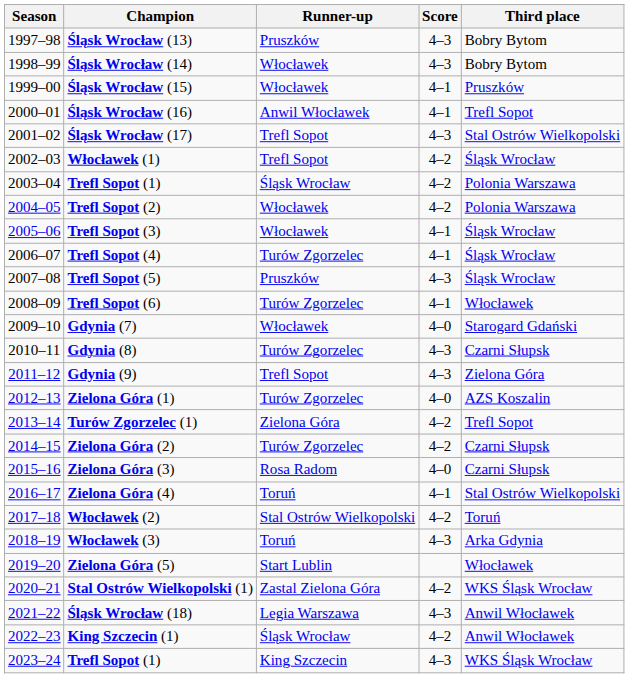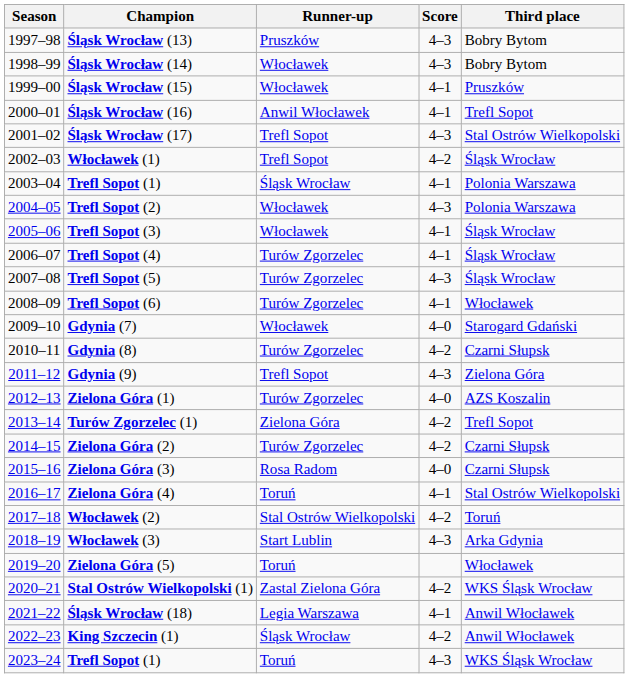(440, 183) 4–2 -> (440, 183) 4–1
(440, 207) 4–2 -> (440, 207) 4–3
(289, 278) Pruszków -> (312, 278) Turów Zgorzelec
(440, 350) 4–3 -> (440, 350) 4–2
(278, 541) Toruń -> (296, 541) Start Lublin
(296, 565) Start Lublin -> (278, 565) Toruń
(440, 612) 4–3 -> (440, 612) 4–1
(303, 660) King Szczecin -> (278, 660) Toruń
